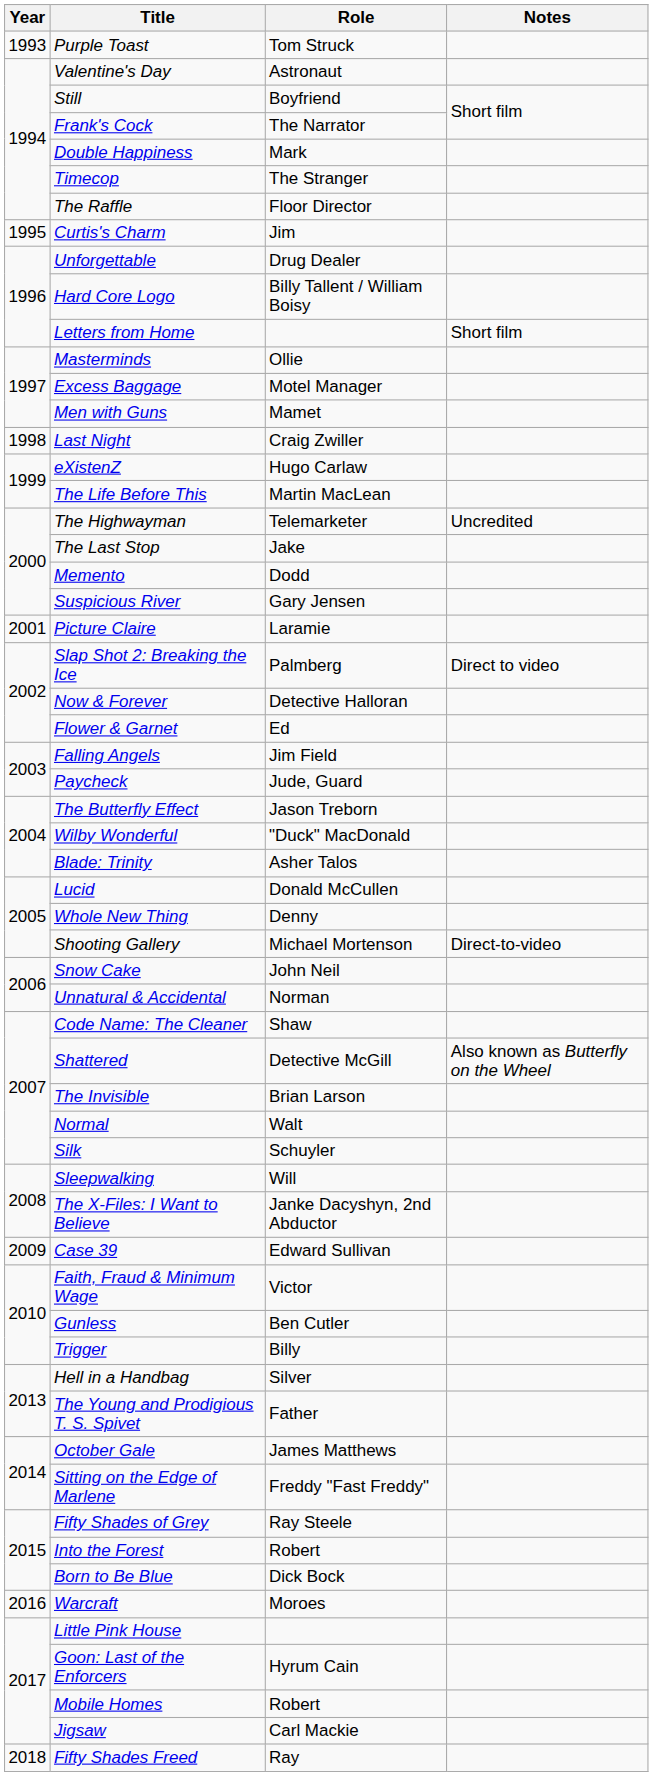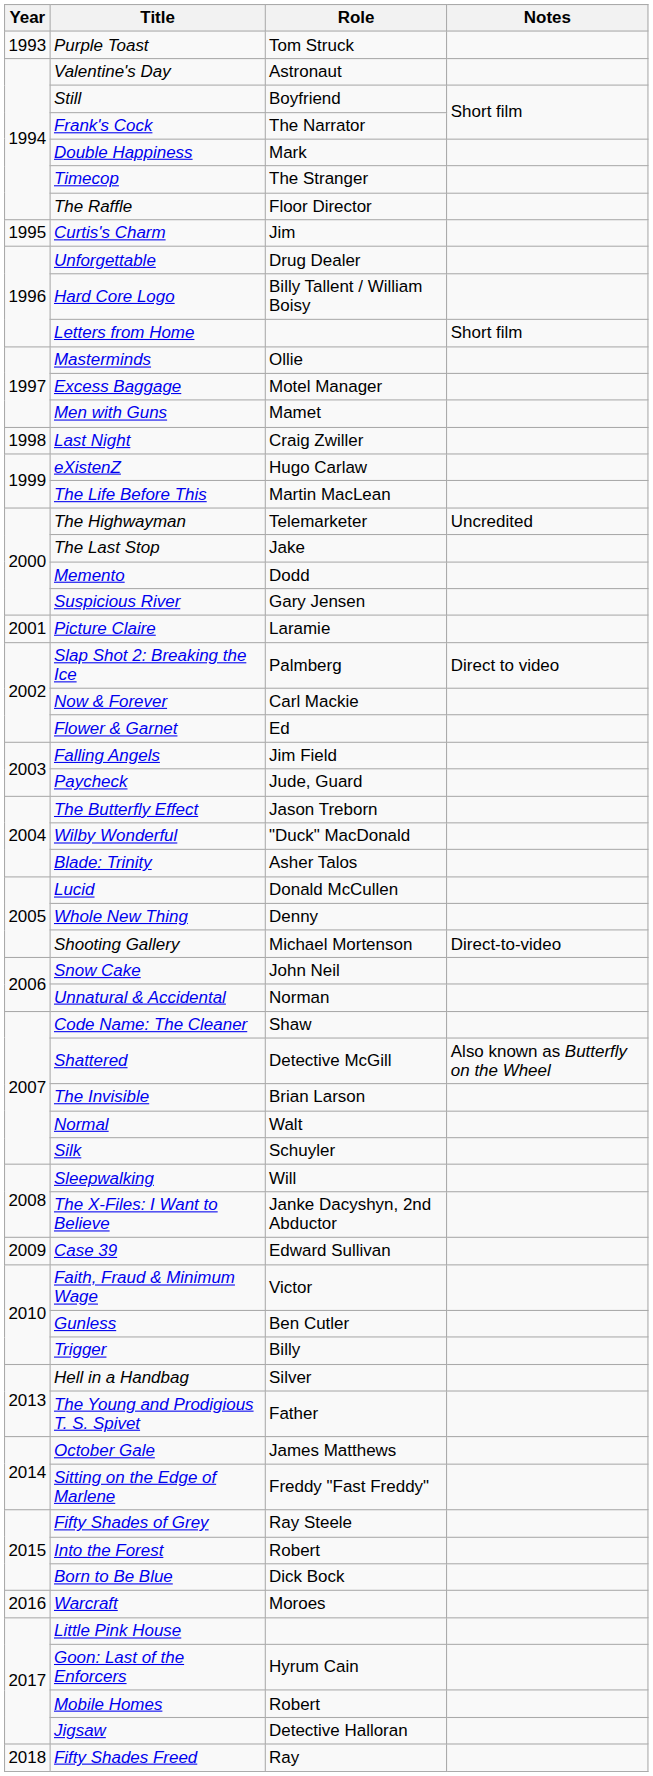(338, 701) Detective Halloran -> (314, 701) Carl Mackie
(314, 1730) Carl Mackie -> (338, 1730) Detective Halloran
